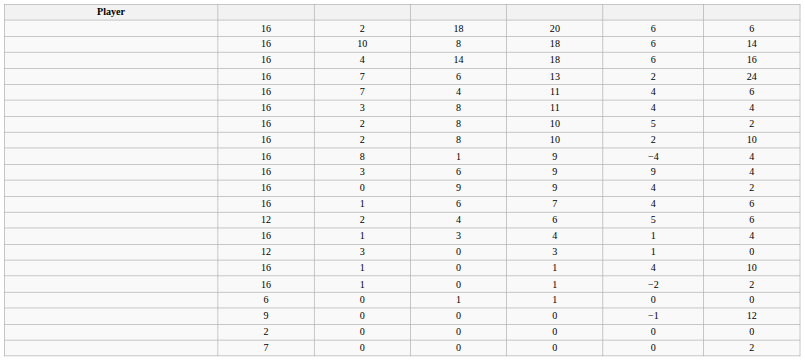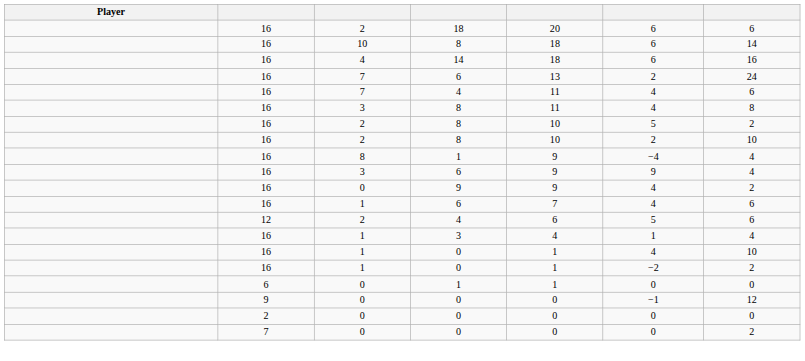(752, 108) 4 -> (752, 108) 8
- row: (362, 252)
